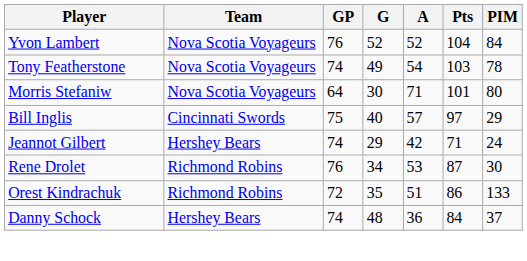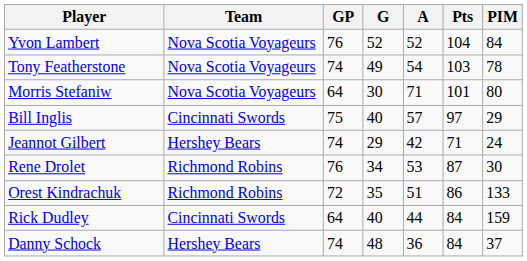+ row: (48, 218)
